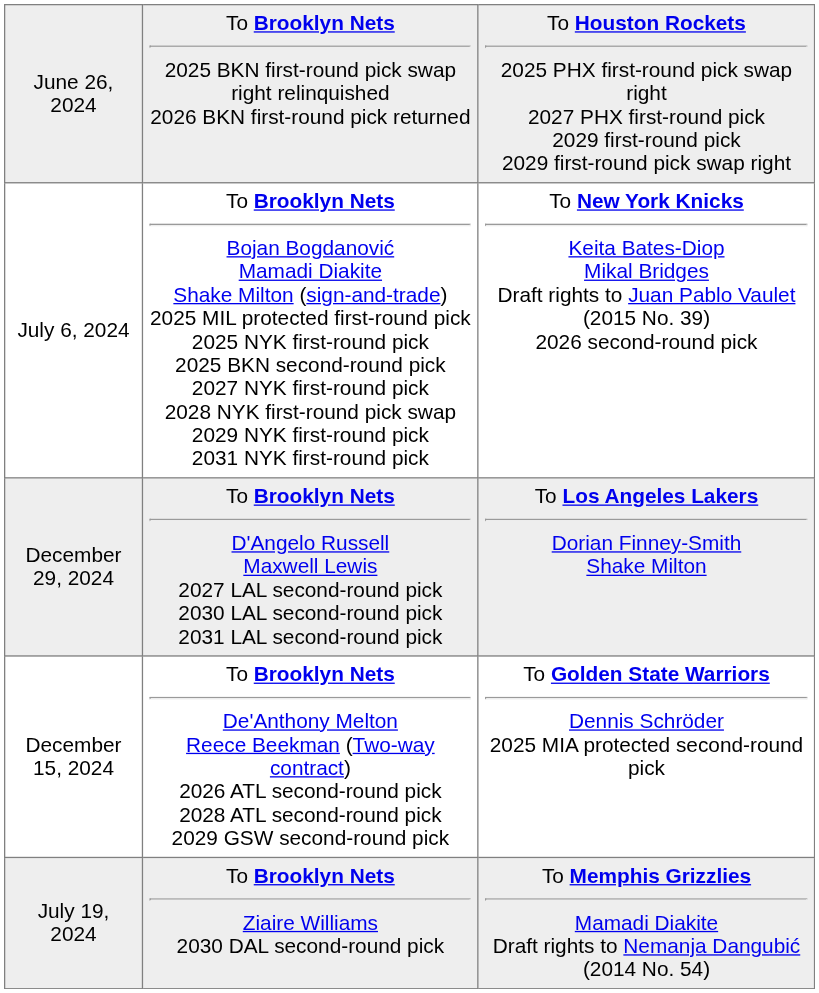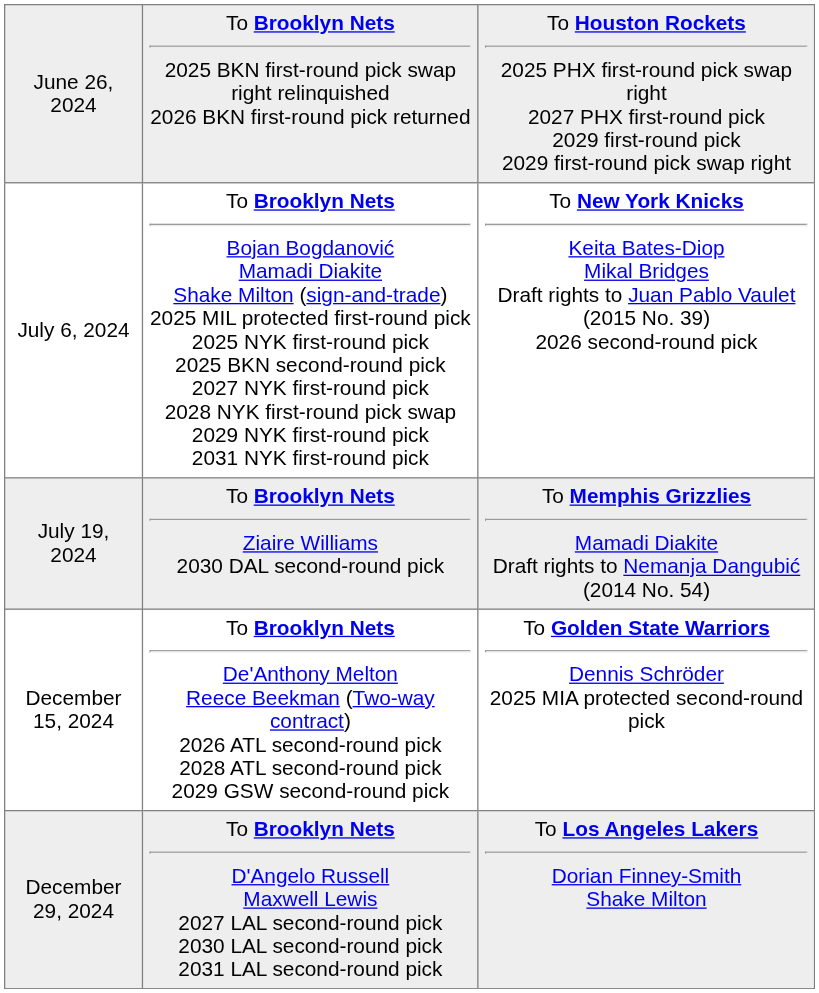rows swapped: (73, 922) <-> (73, 566)
